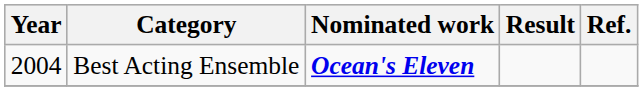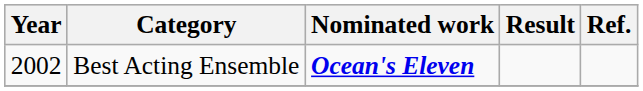(36, 65) 2004 -> (36, 65) 2002
